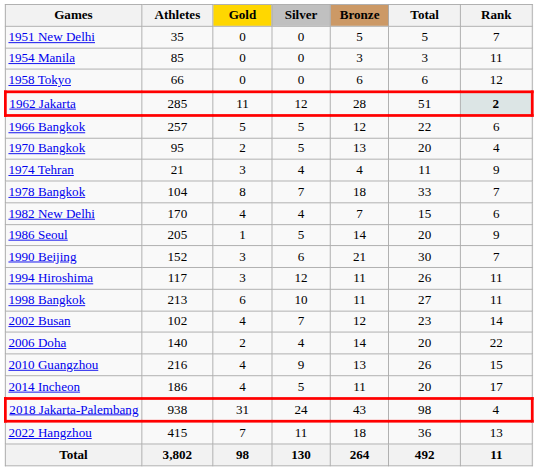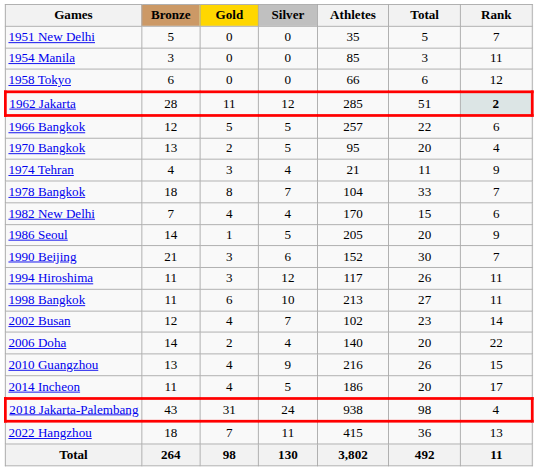columns swapped: (177, 15) <-> (360, 15)
